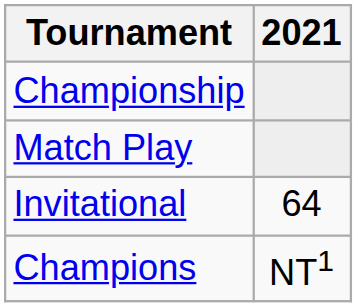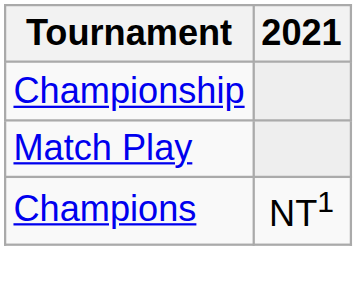- row: (100, 205)
